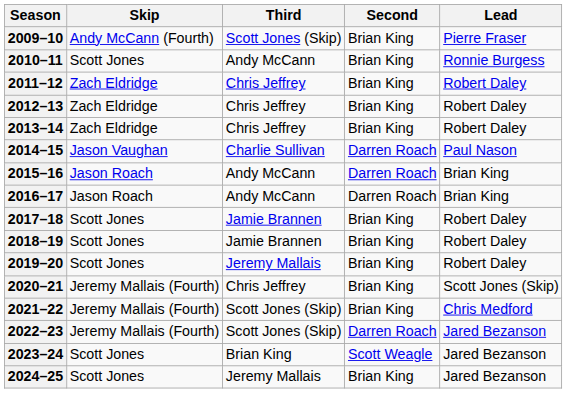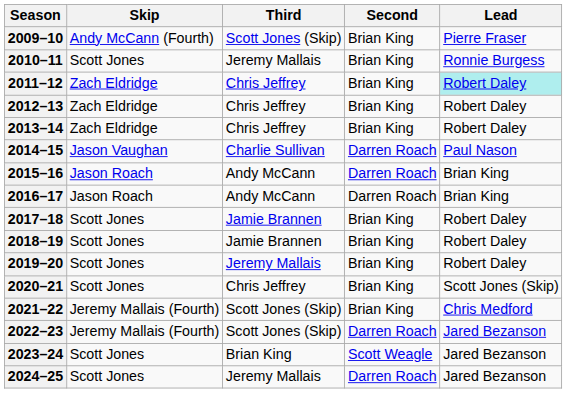(271, 60) Andy McCann -> (273, 60) Jeremy Mallais
(485, 83) no background -> (485, 83) paleturquoise background
(145, 286) Jeremy Mallais (Fourth) -> (107, 286) Scott Jones
(381, 377) Brian King -> (392, 377) Darren Roach
